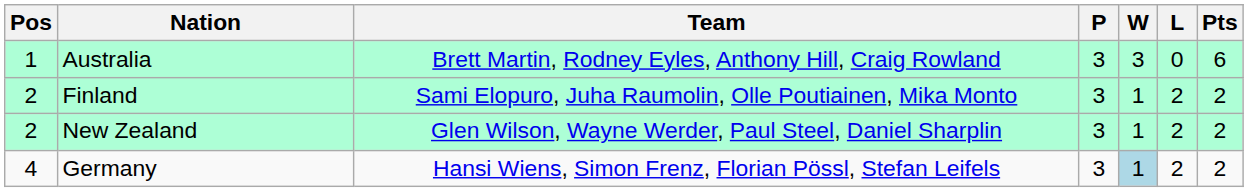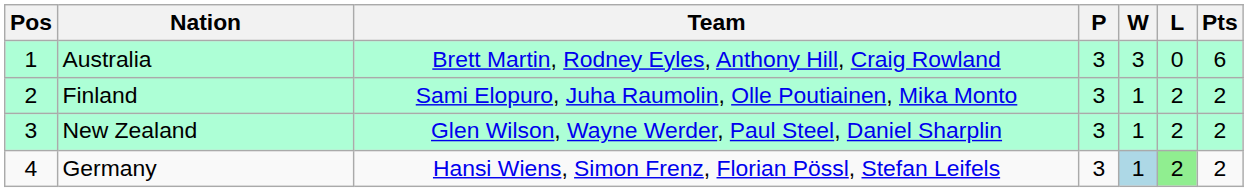(31, 131) 2 -> (31, 131) 3
(1177, 167) no background -> (1177, 167) lightgreen background
